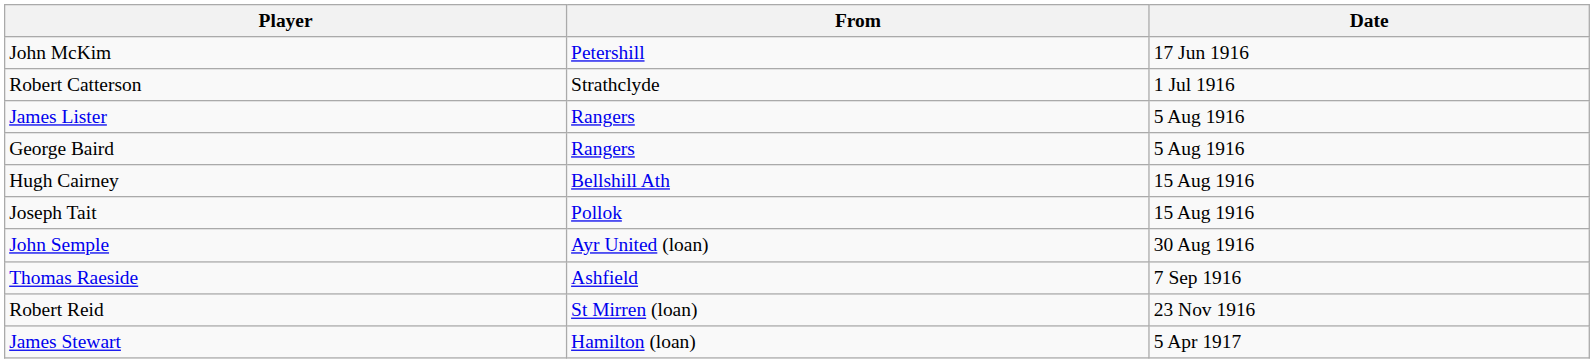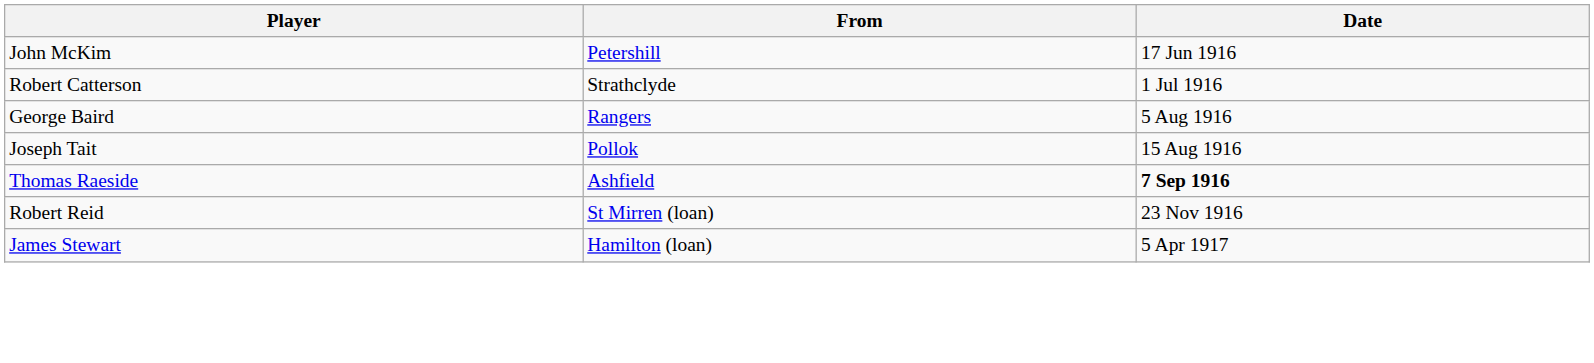- row: (58, 116)
- row: (64, 181)
- row: (59, 245)
(1198, 277) normal -> (1185, 181) bold
